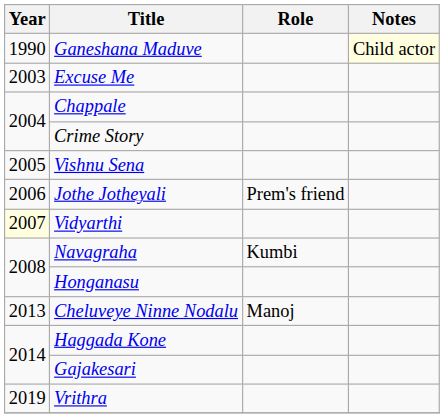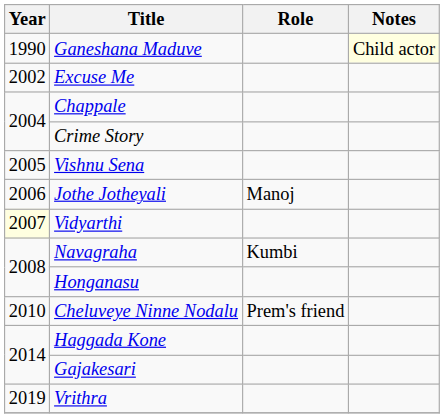(27, 77) 2003 -> (27, 77) 2002
(295, 194) Prem's friend -> (271, 194) Manoj
(27, 310) 2013 -> (27, 310) 2010
(271, 310) Manoj -> (295, 310) Prem's friend
